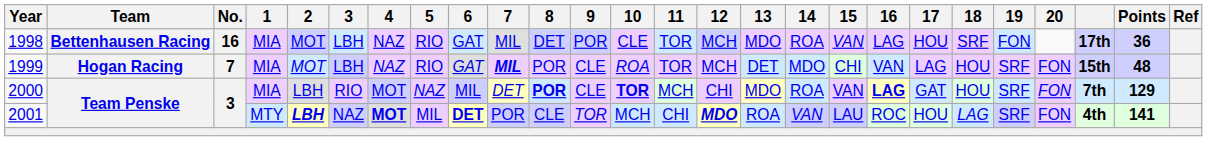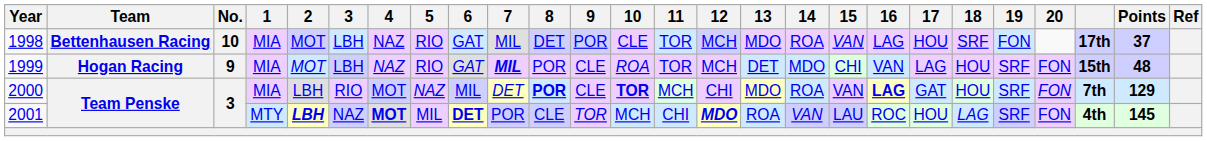(230, 41) 16 -> (230, 41) 10
(1142, 41) 36 -> (1142, 41) 37
(230, 66) 7 -> (230, 66) 9
(1142, 115) 141 -> (1142, 115) 145
